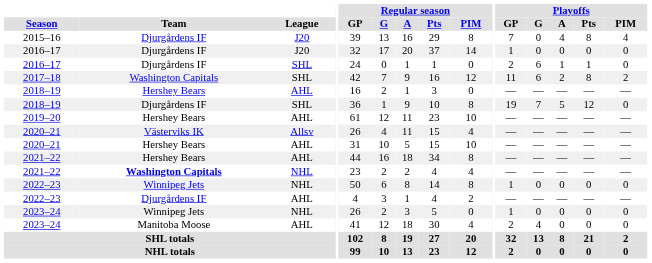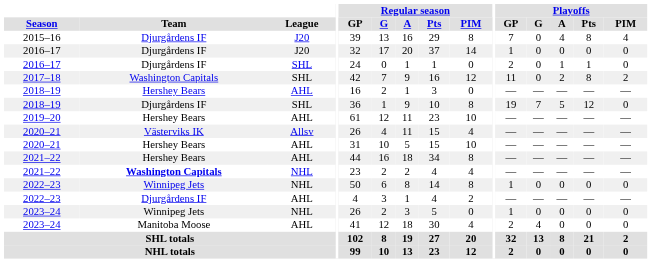(538, 64) 6 -> (538, 64) 0
(538, 77) 6 -> (538, 77) 0
